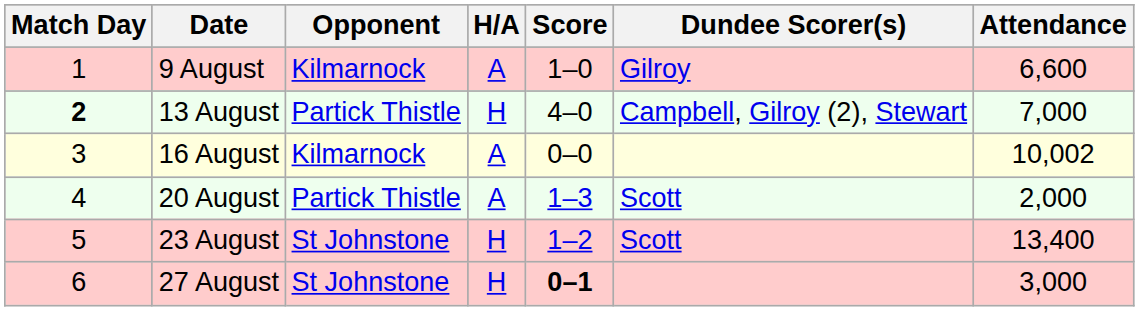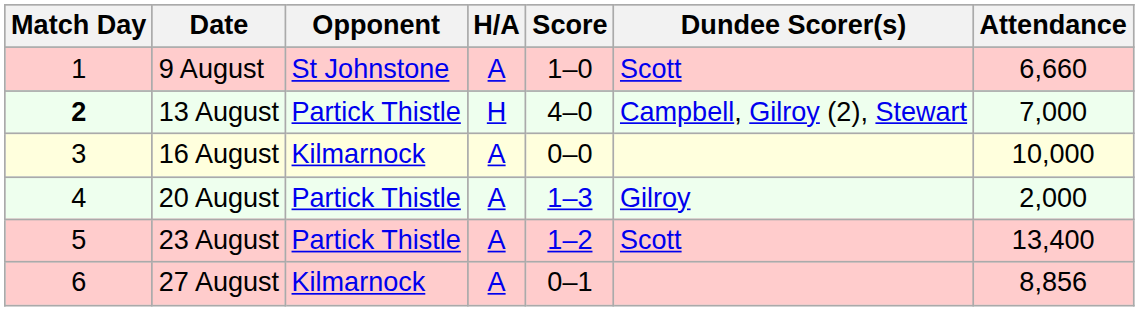(358, 68) Kilmarnock -> (370, 68) St Johnstone
(655, 68) Gilroy -> (651, 68) Scott
(1053, 68) 6,600 -> (1053, 68) 6,660
(1053, 154) 10,002 -> (1053, 154) 10,000
(651, 197) Scott -> (655, 197) Gilroy
(370, 240) St Johnstone -> (376, 240) Partick Thistle
(497, 240) H -> (497, 240) A
(370, 283) St Johnstone -> (358, 283) Kilmarnock
(497, 283) H -> (497, 283) A
(570, 283) bold -> (570, 283) normal
(1053, 283) 3,000 -> (1053, 283) 8,856
